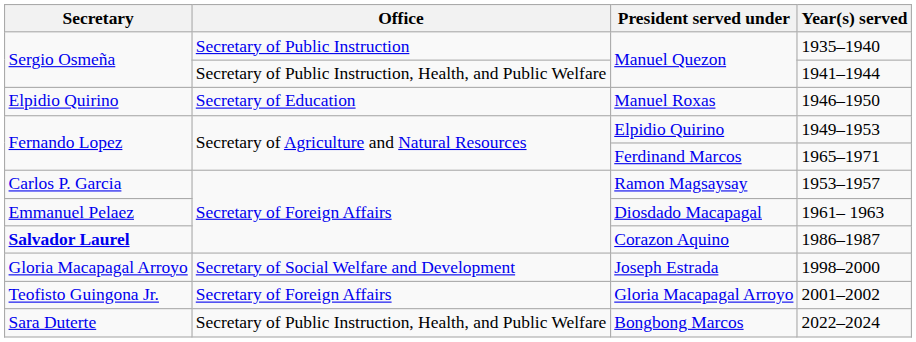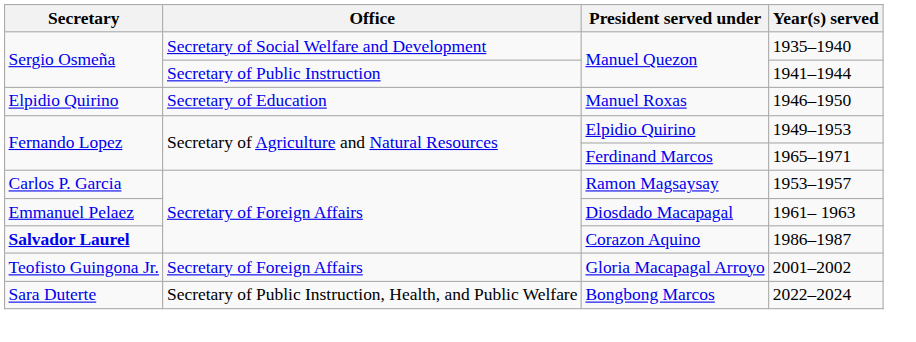(303, 45) Secretary of Public Instruction -> (327, 45) Secretary of Social Welfare and Development
(401, 73) Secretary of Public Instruction, Health, and Public Welfare -> (274, 73) Secretary of Public Instruction
- row: (666, 267)
